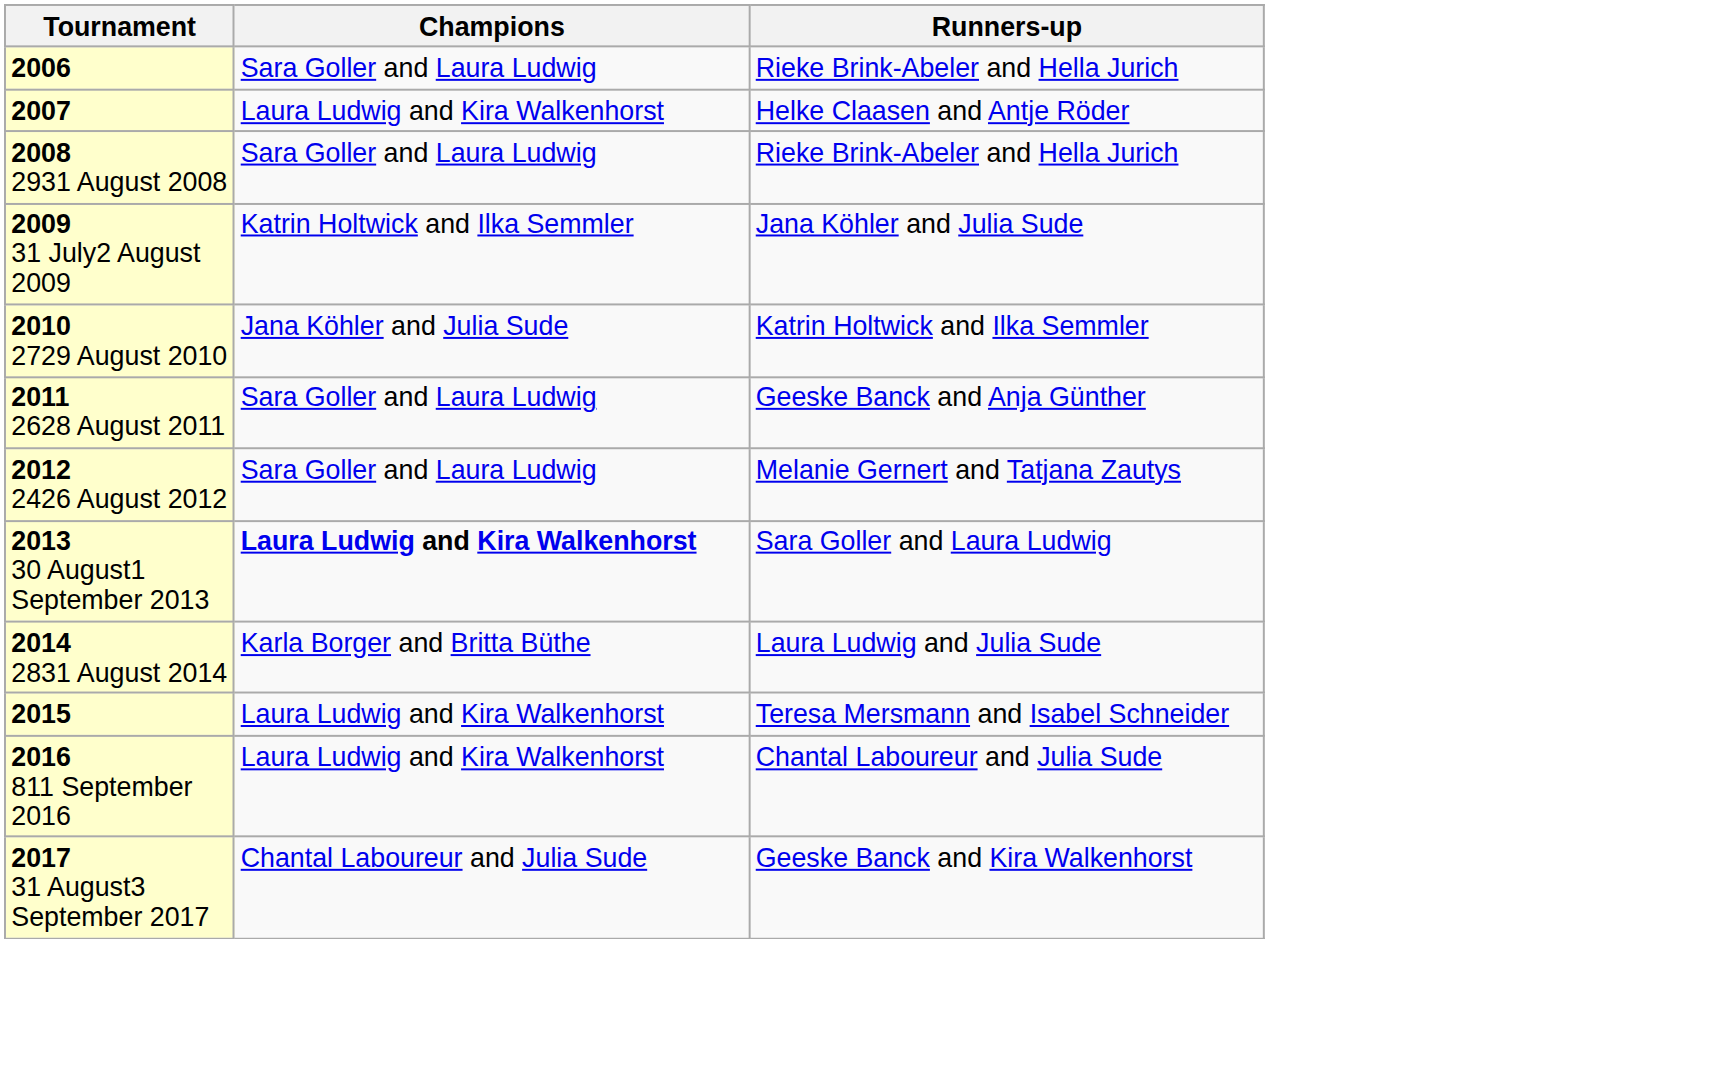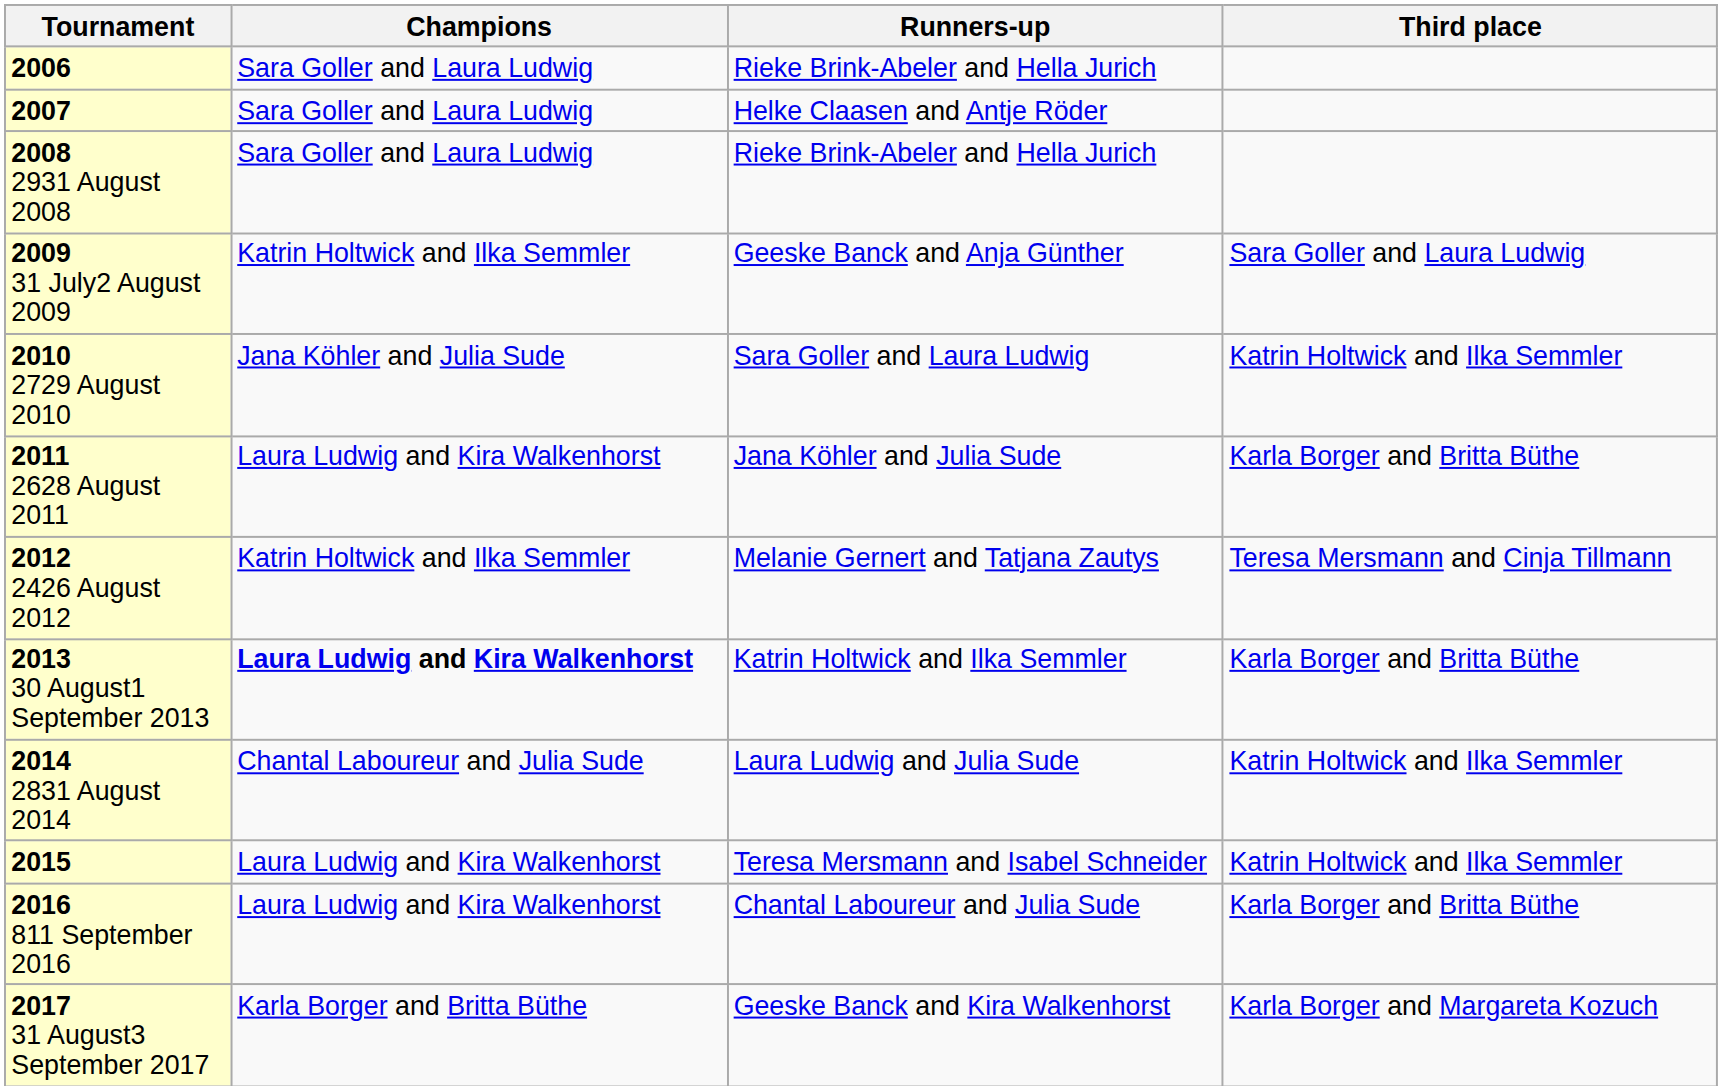+ column: (1470, 26)
(452, 110) Laura Ludwig and Kira Walkenhorst -> (415, 110) Sara Goller and Laura Ludwig
(920, 224) Jana Köhler and Julia Sude -> (929, 254) Geeske Banck and Anja Günther
(952, 326) Katrin Holtwick and Ilka Semmler -> (912, 355) Sara Goller and Laura Ludwig
(419, 397) Sara Goller and Laura Ludwig -> (449, 456) Laura Ludwig and Kira Walkenhorst
(951, 397) Geeske Banck and Anja Günther -> (897, 456) Jana Köhler and Julia Sude
(419, 469) Sara Goller and Laura Ludwig -> (434, 558) Katrin Holtwick and Ilka Semmler
(934, 541) Sara Goller and Laura Ludwig -> (930, 659) Katrin Holtwick and Ilka Semmler
(416, 642) Karla Borger and Britta Büthe -> (440, 760) Chantal Laboureur and Julia Sude
(444, 858) Chantal Laboureur and Julia Sude -> (412, 1005) Karla Borger and Britta Büthe
